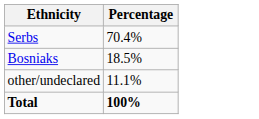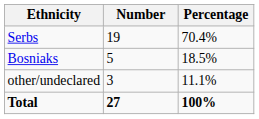+ column: (141, 15)
